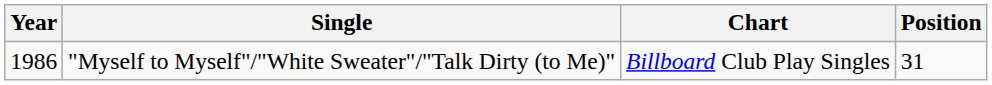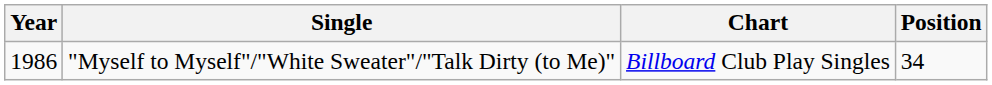(912, 60) 31 -> (912, 60) 34
